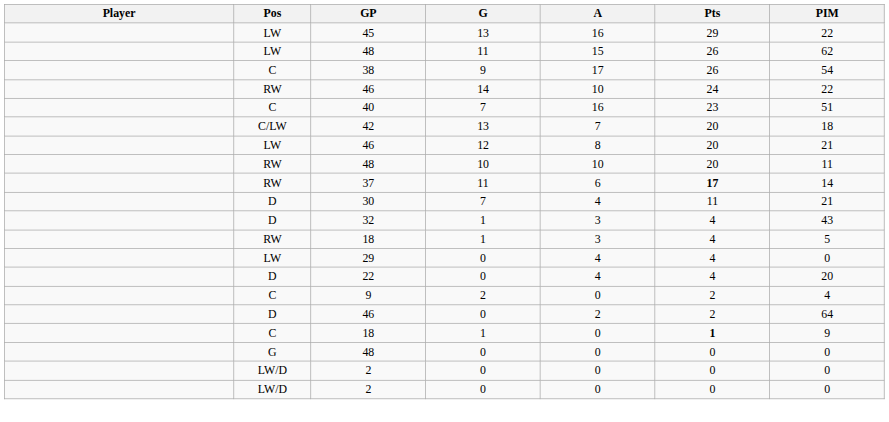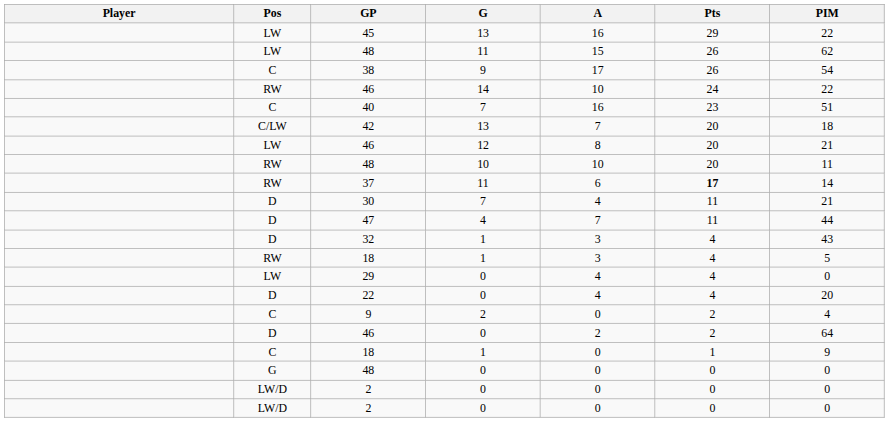+ row: (272, 220)
(712, 333) bold -> (712, 351) normal
